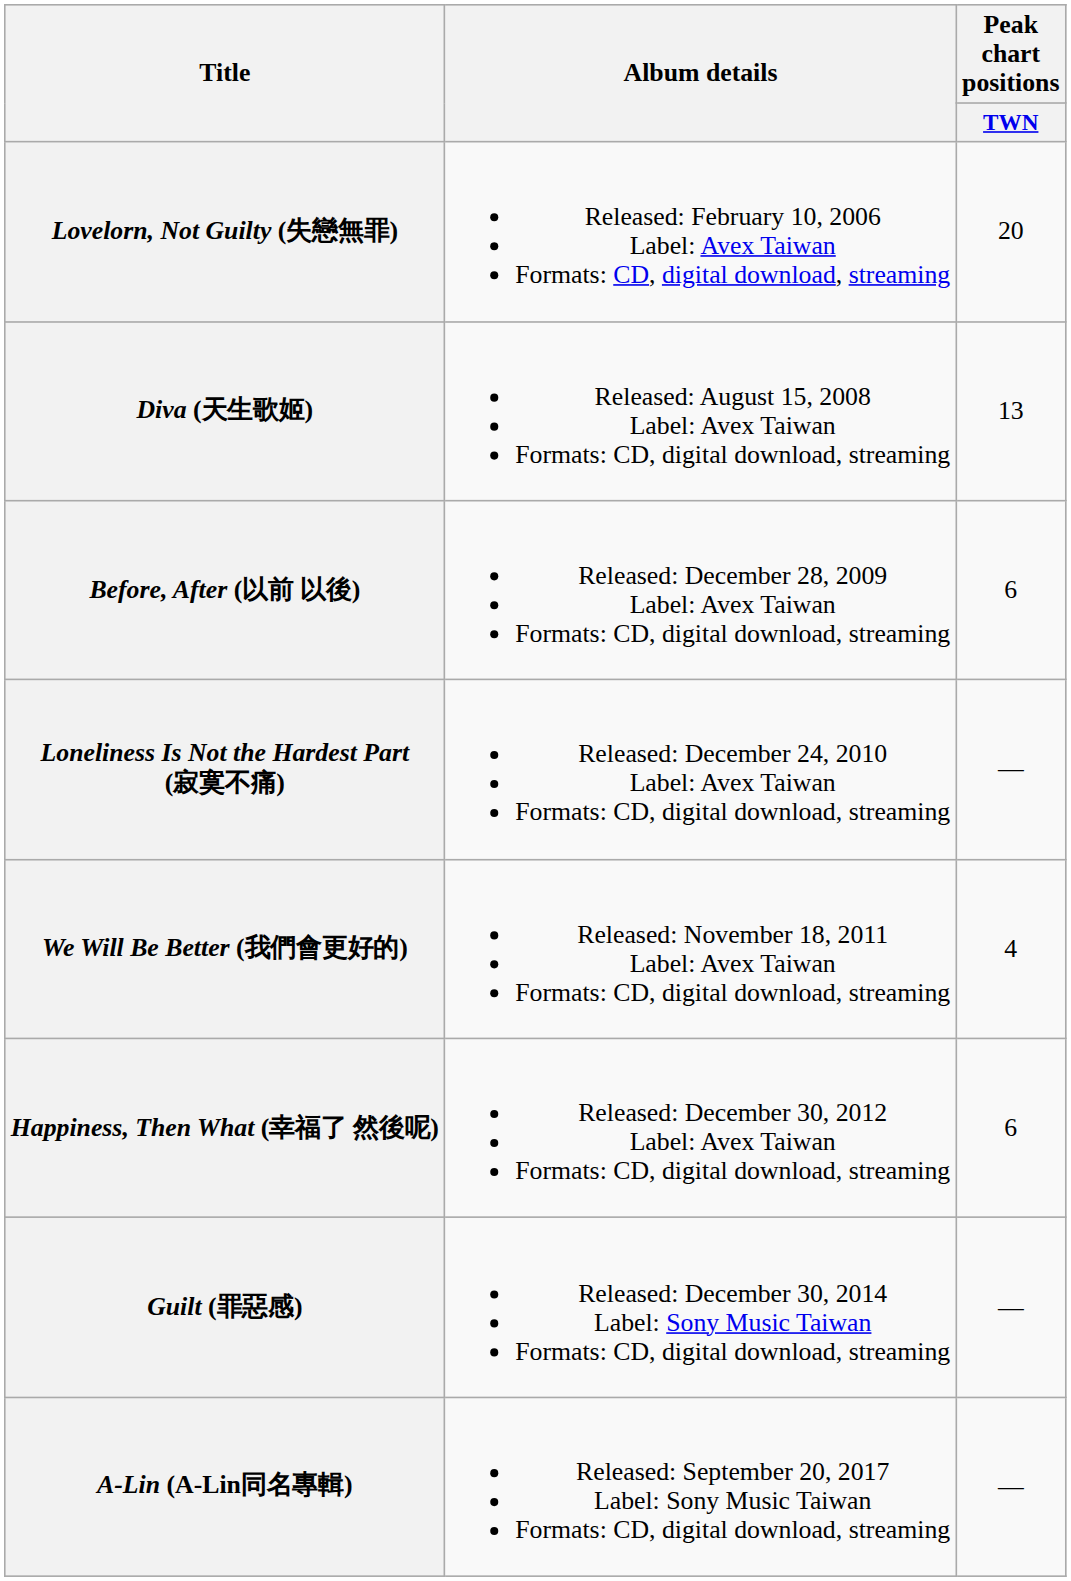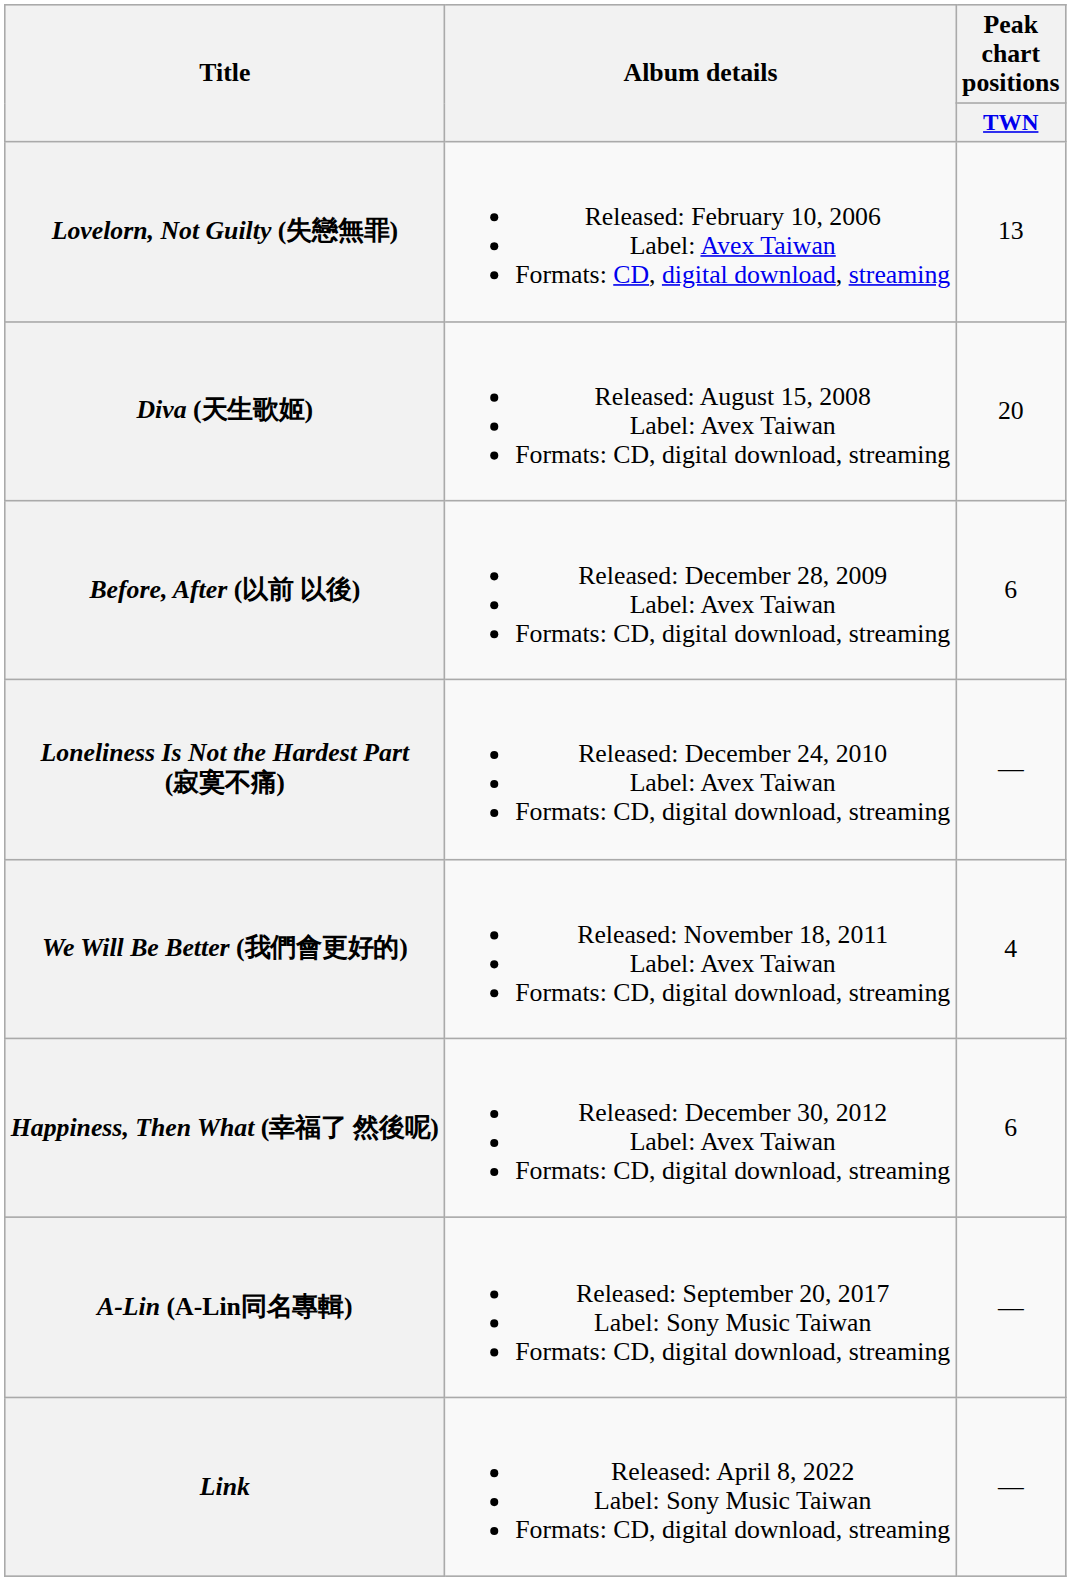(1011, 231) 20 -> (1011, 231) 13
(1011, 410) 13 -> (1011, 410) 20
- row: (225, 1306)
+ row: (225, 1486)
